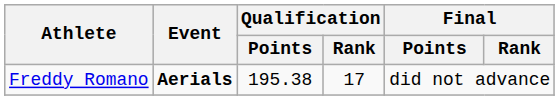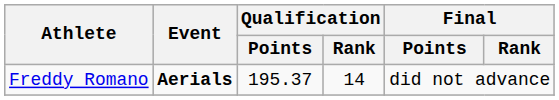(280, 80) 195.38 -> (280, 80) 195.37
(354, 80) 17 -> (354, 80) 14
